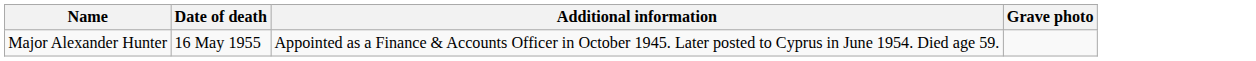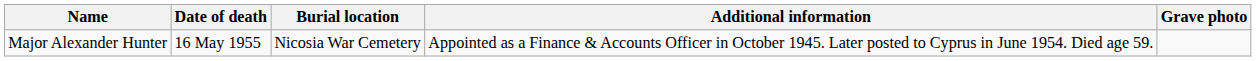+ column: (348, 17)
